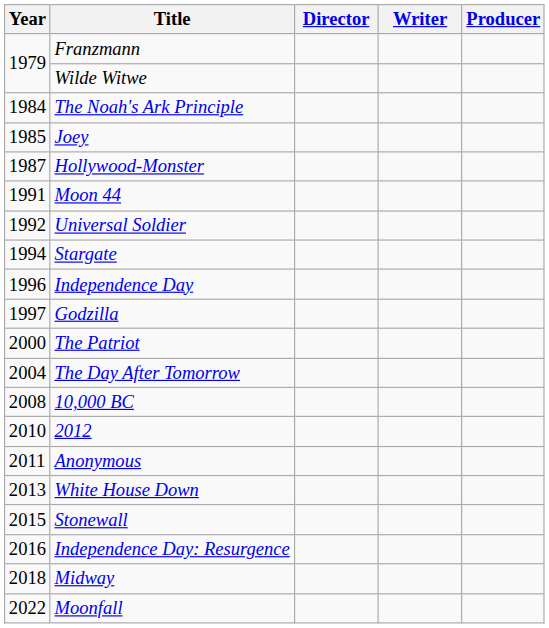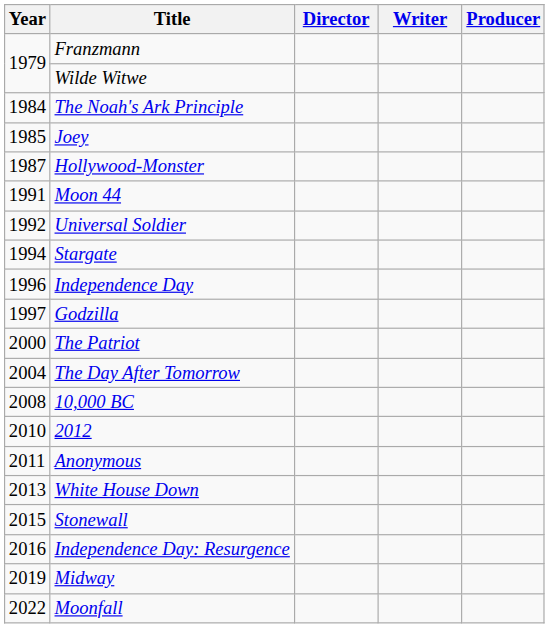(27, 578) 2018 -> (27, 578) 2019
